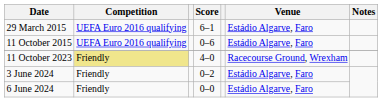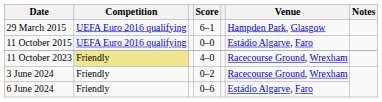(270, 27) Estádio Algarve, Faro -> (276, 27) Hampden Park, Glasgow
(207, 43) 0–6 -> (207, 43) 0–0
(270, 74) Estádio Algarve, Faro -> (288, 74) Racecourse Ground, Wrexham
(207, 89) 0–0 -> (207, 89) 0–6
